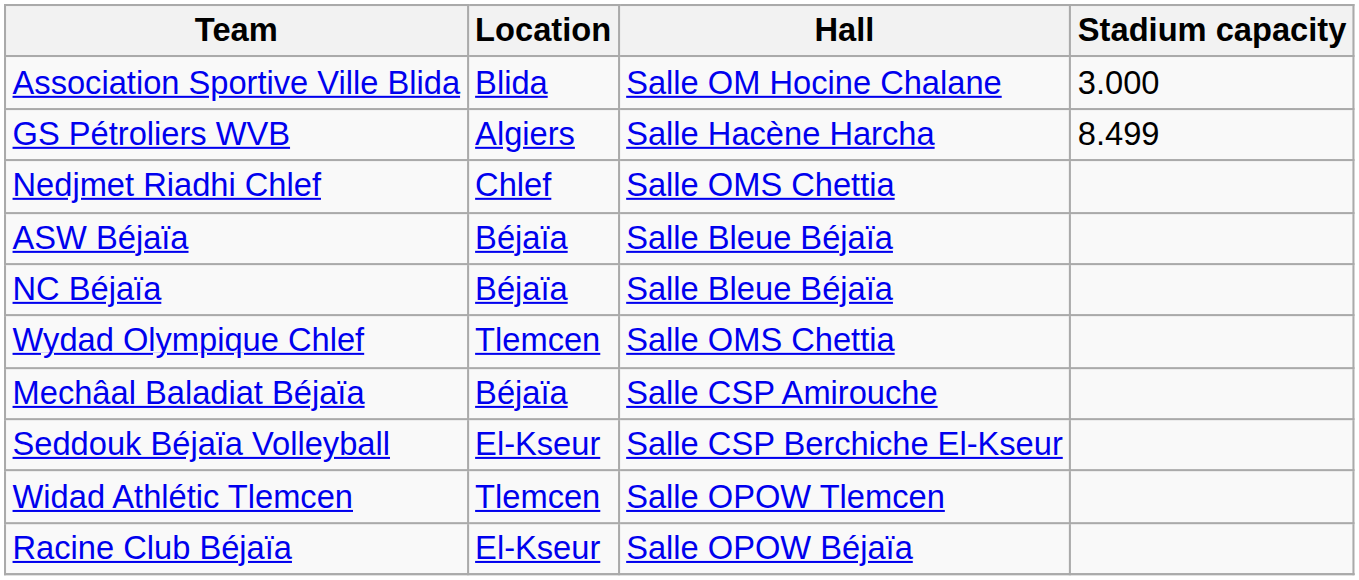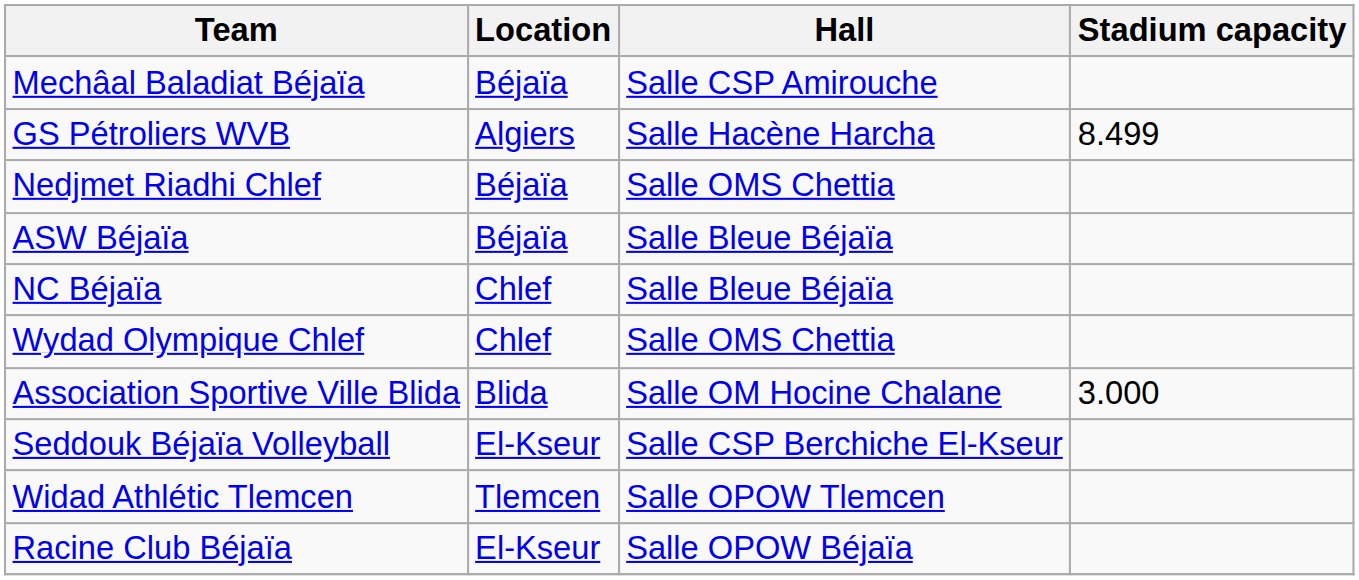rows swapped: (189, 392) <-> (236, 82)
(513, 185) Chlef -> (521, 185) Béjaïa
(521, 289) Béjaïa -> (513, 289) Chlef
(538, 340) Tlemcen -> (513, 340) Chlef
